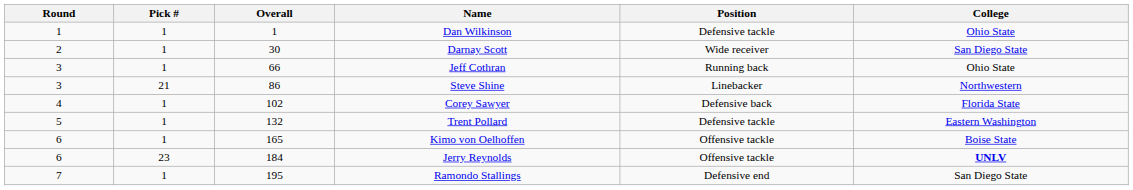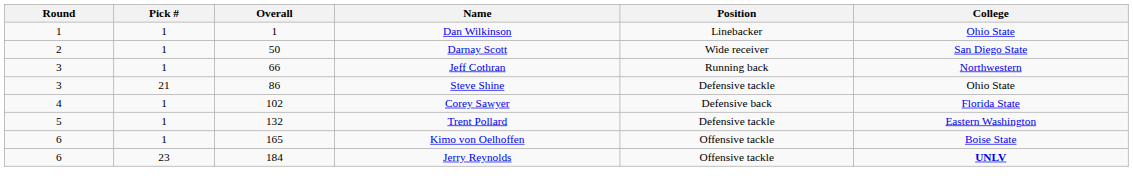(737, 31) Defensive tackle -> (737, 31) Linebacker
(274, 49) 30 -> (274, 49) 50
(991, 67) Ohio State -> (991, 67) Northwestern
(737, 85) Linebacker -> (737, 85) Defensive tackle
(991, 85) Northwestern -> (991, 85) Ohio State
- row: (477, 175)
